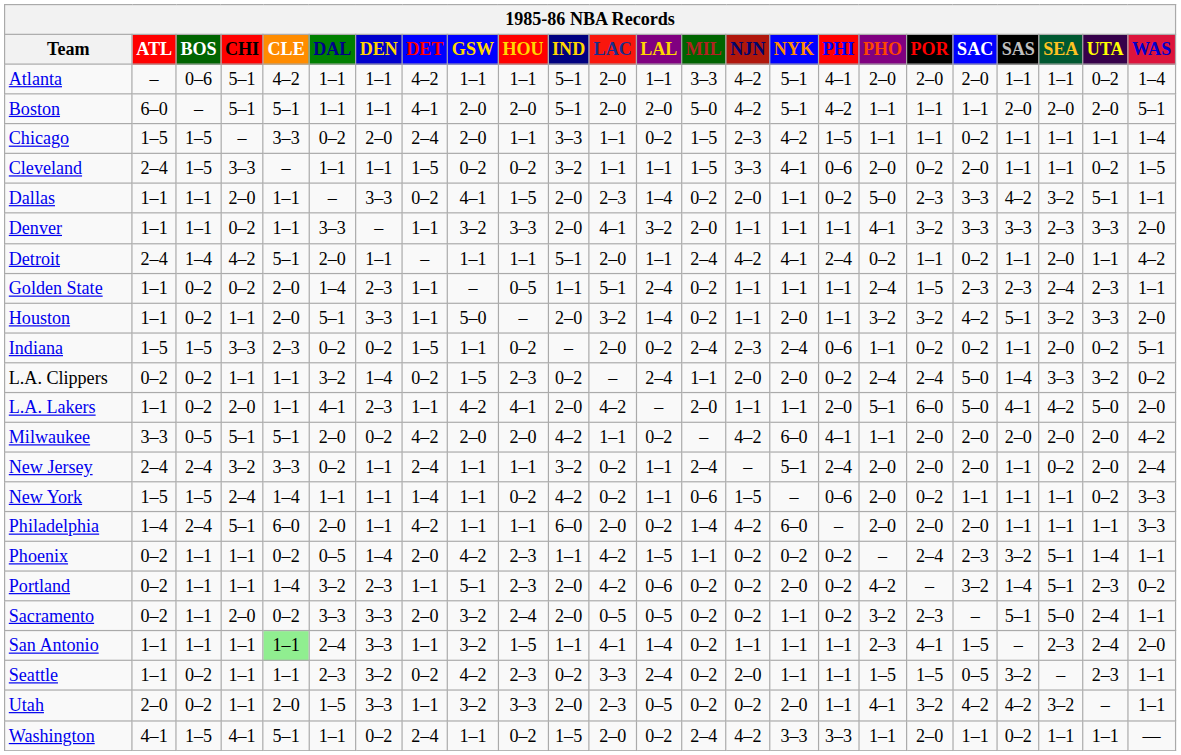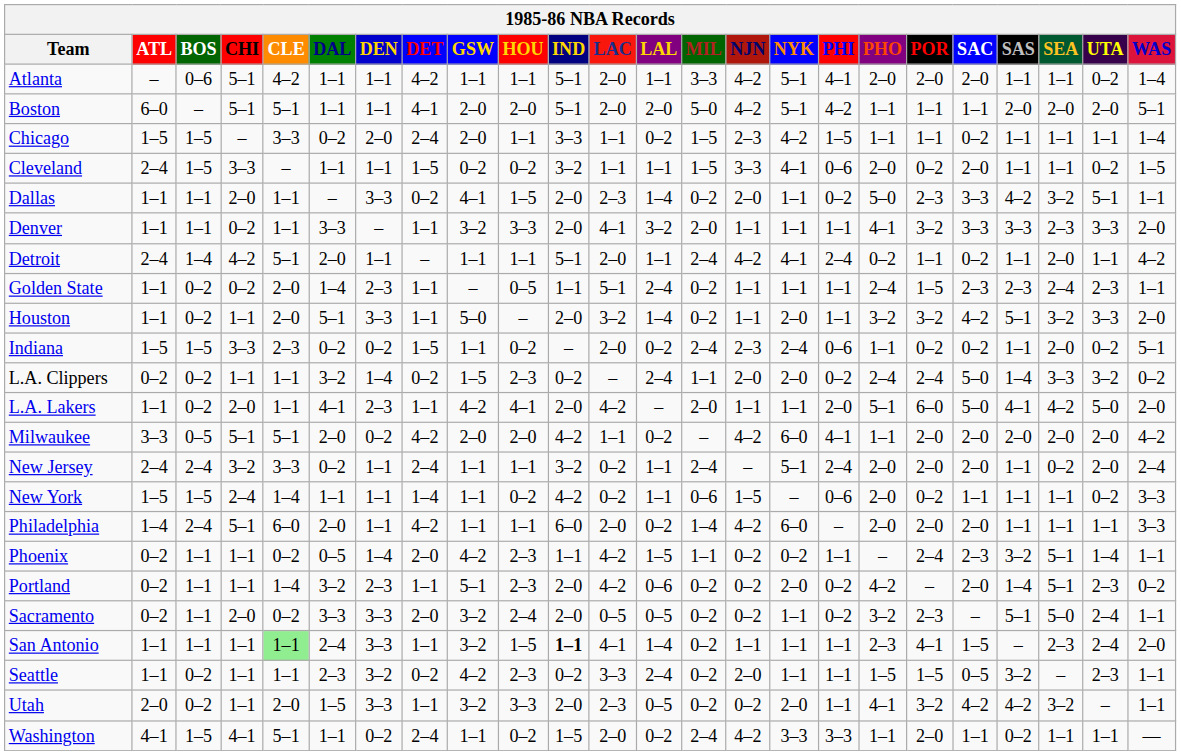(838, 556) 0–2 -> (838, 556) 1–1
(975, 586) 3–2 -> (975, 586) 2–0
(569, 645) normal -> (569, 645) bold
